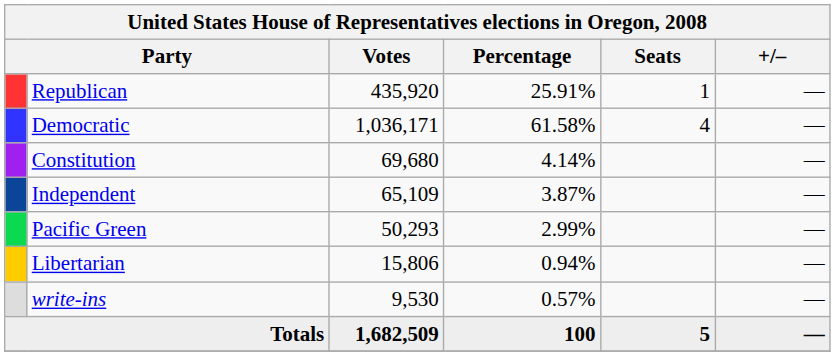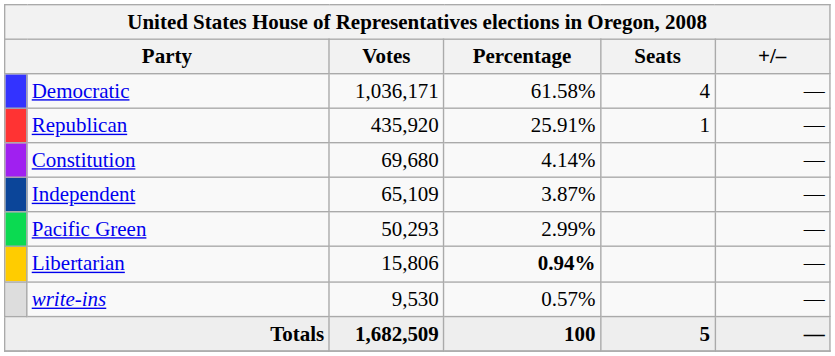rows swapped: (81, 125) <-> (79, 91)
(568, 264) normal -> (567, 264) bold
